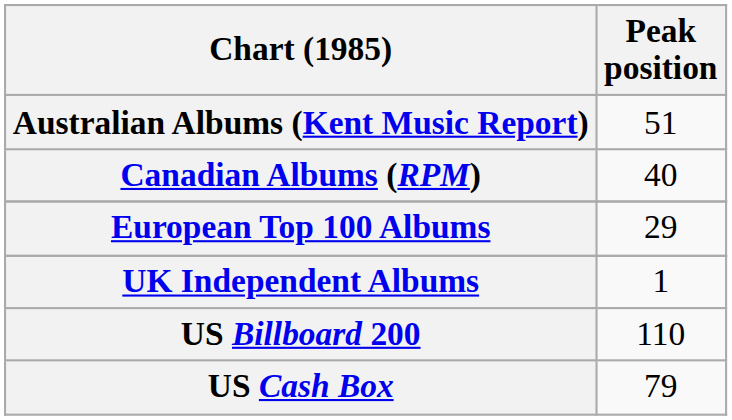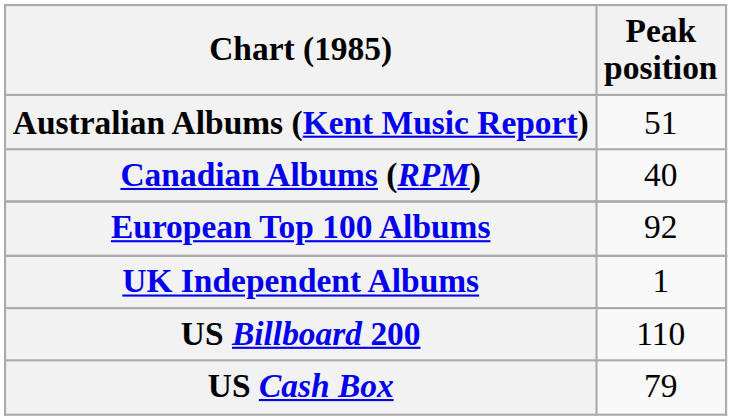(661, 227) 29 -> (661, 227) 92
